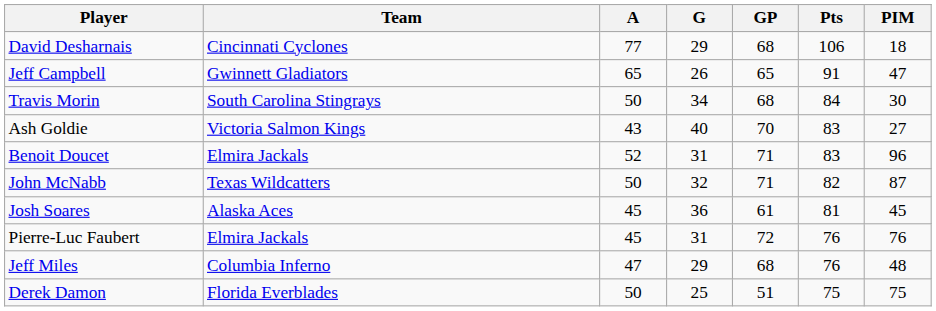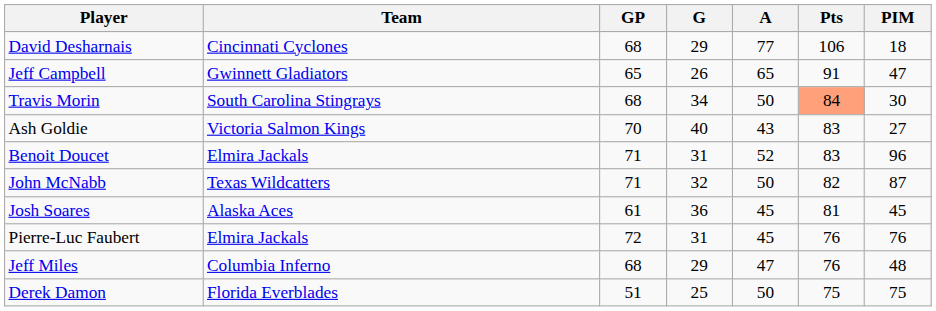columns swapped: (765, 18) <-> (633, 18)
(832, 100) no background -> (832, 100) lightsalmon background
